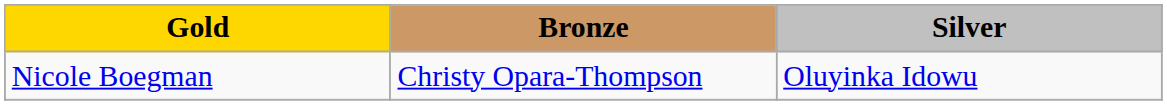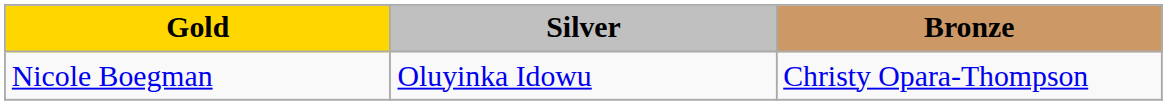columns swapped: (969, 28) <-> (584, 28)
